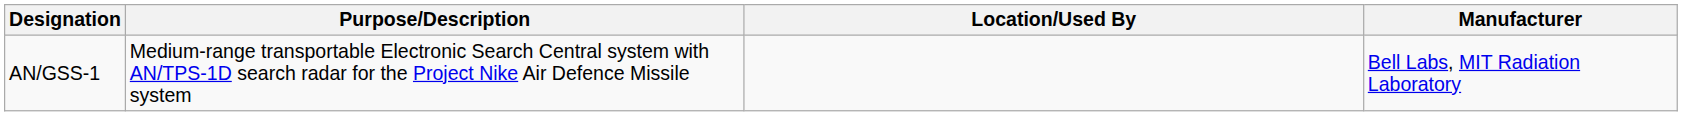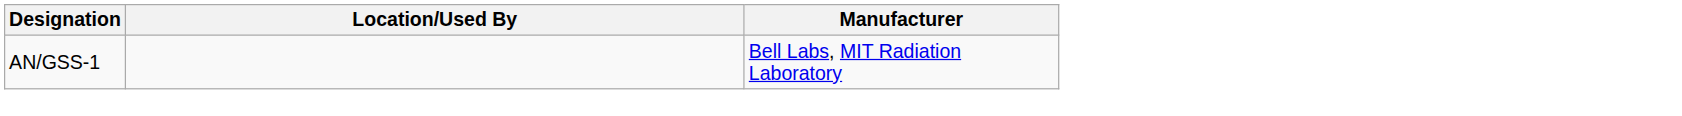- column: (435, 19)
